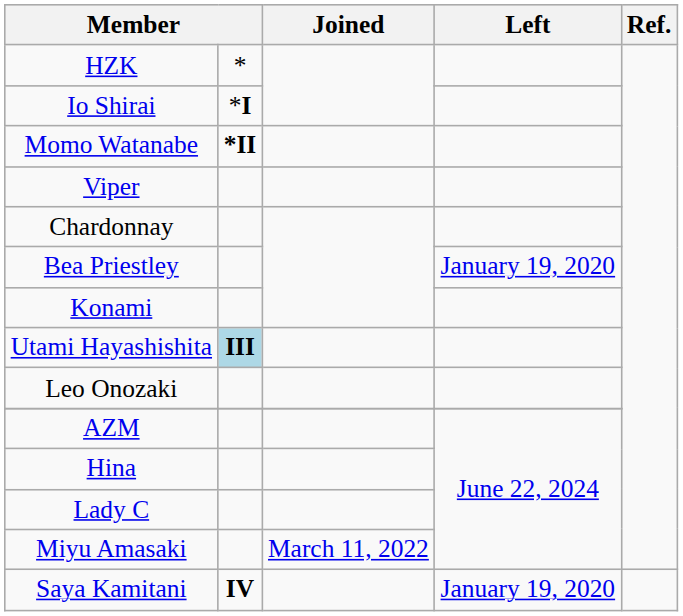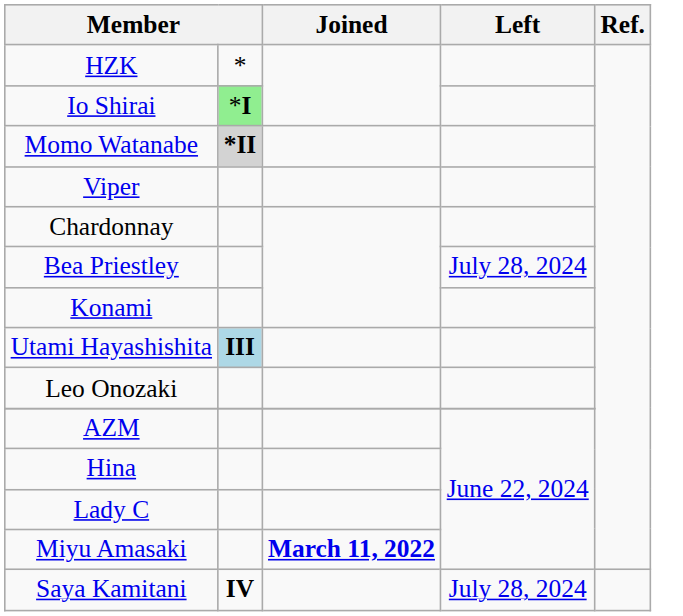(240, 105) no background -> (240, 105) lightgreen background
(240, 145) no background -> (240, 145) lightgrey background
(528, 266) January 19, 2020 -> (518, 266) July 28, 2024
(348, 549) normal -> (351, 549) bold
(528, 589) January 19, 2020 -> (518, 589) July 28, 2024
